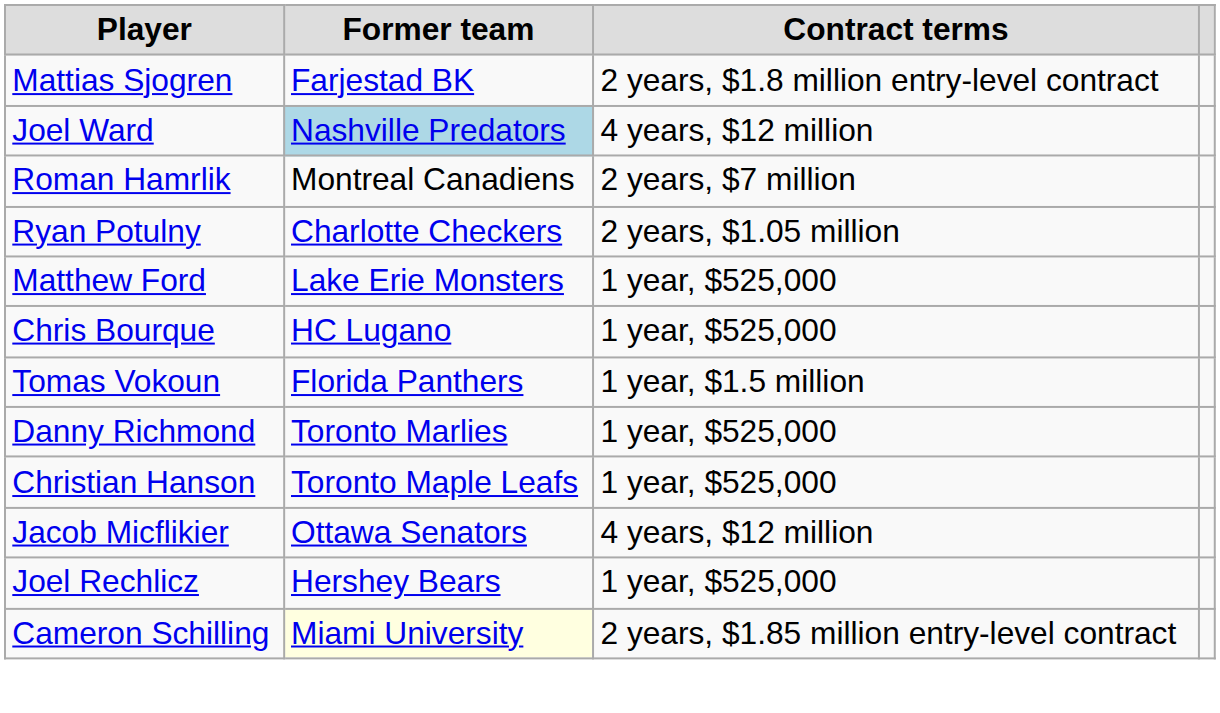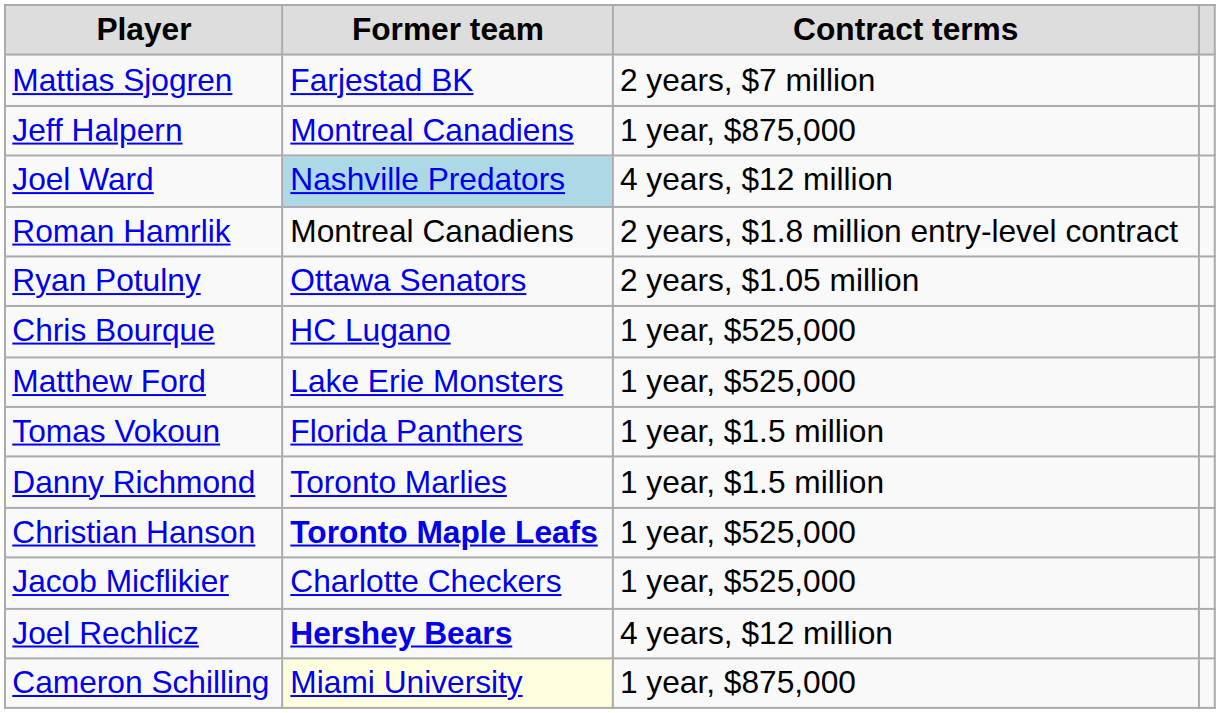(880, 79) 2 years, $1.8 million entry-level contract -> (748, 79) 2 years, $7 million
+ row: (97, 130)
(728, 180) 2 years, $7 million -> (899, 230) 2 years, $1.8 million entry-level contract
(427, 230) Charlotte Checkers -> (408, 280) Ottawa Senators
rows swapped: (109, 280) <-> (114, 331)
(719, 431) 1 year, $525,000 -> (752, 481) 1 year, $1.5 million
(435, 481) normal -> (444, 532) bold
(409, 532) Ottawa Senators -> (426, 582) Charlotte Checkers
(737, 532) 4 years, $12 million -> (738, 582) 1 year, $525,000
(396, 582) normal -> (401, 632) bold
(719, 582) 1 year, $525,000 -> (756, 632) 4 years, $12 million
(888, 632) 2 years, $1.85 million entry-level contract -> (738, 682) 1 year, $875,000
